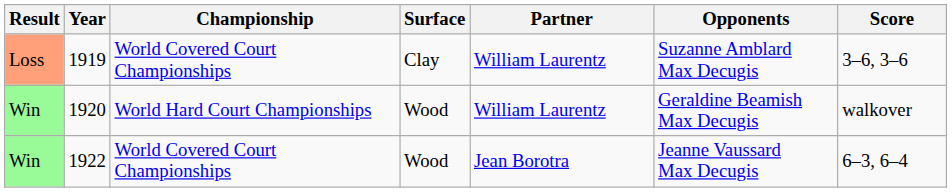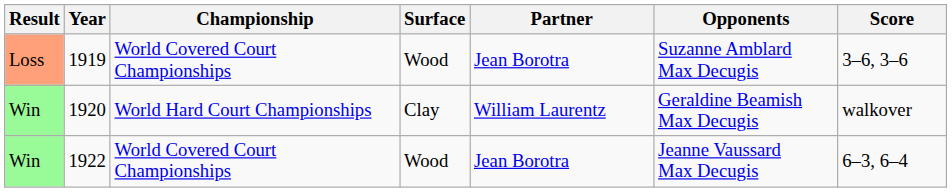(422, 59) Clay -> (426, 59) Wood
(540, 59) William Laurentz -> (522, 59) Jean Borotra
(426, 110) Wood -> (422, 110) Clay
